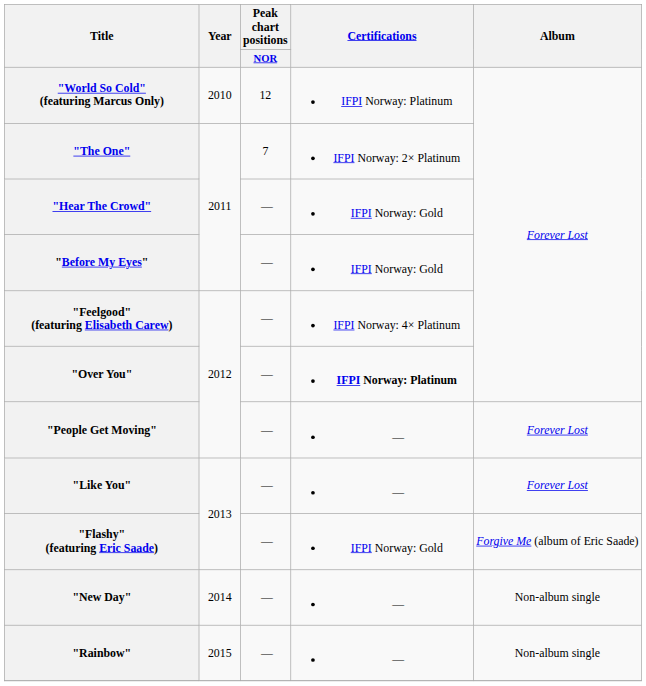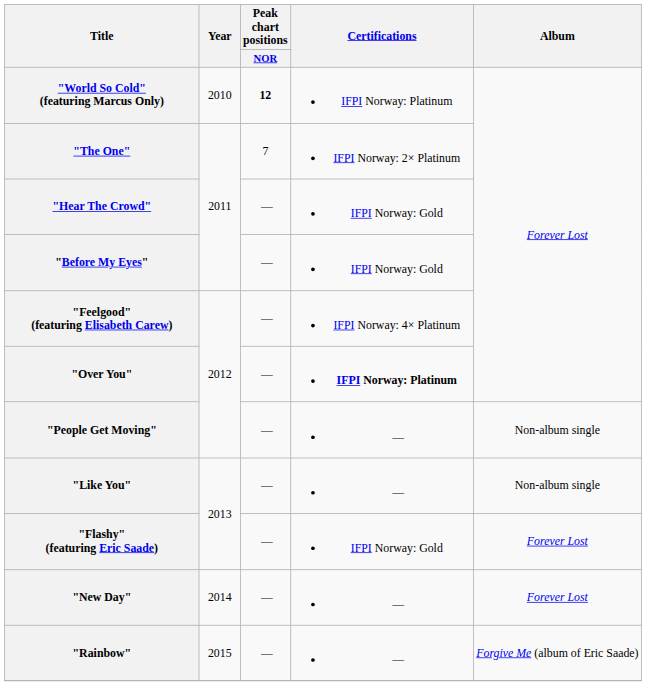(265, 95) normal -> (265, 95) bold
(557, 430) Forever Lost -> (557, 430) Non-album single
(557, 485) Forever Lost -> (557, 485) Non-album single
(557, 541) Forgive Me (album of Eric Saade) -> (557, 541) Forever Lost
(557, 597) Non-album single -> (557, 597) Forever Lost
(557, 653) Non-album single -> (557, 653) Forgive Me (album of Eric Saade)
